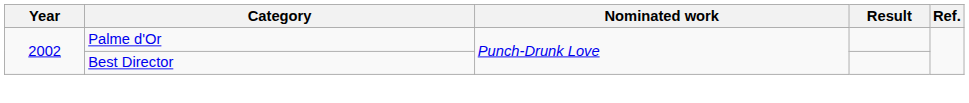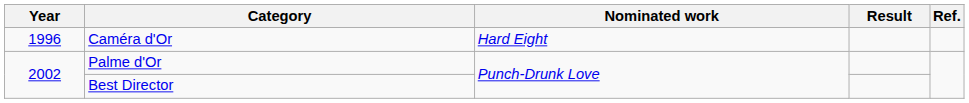+ row: (130, 39)
